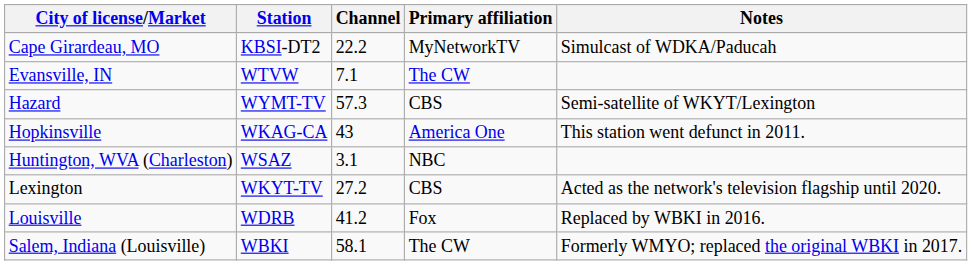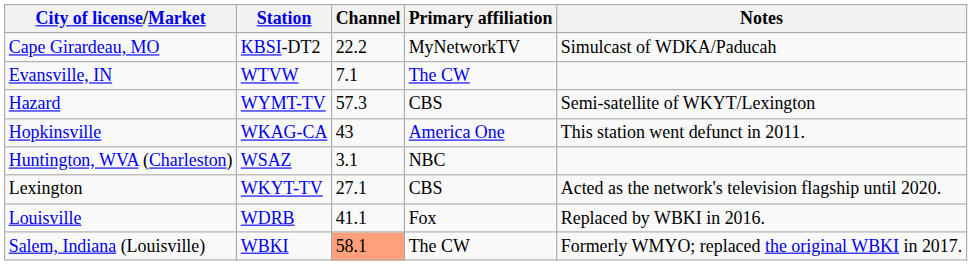(351, 189) 27.2 -> (351, 189) 27.1
(351, 217) 41.2 -> (351, 217) 41.1
(351, 246) no background -> (351, 246) lightsalmon background
